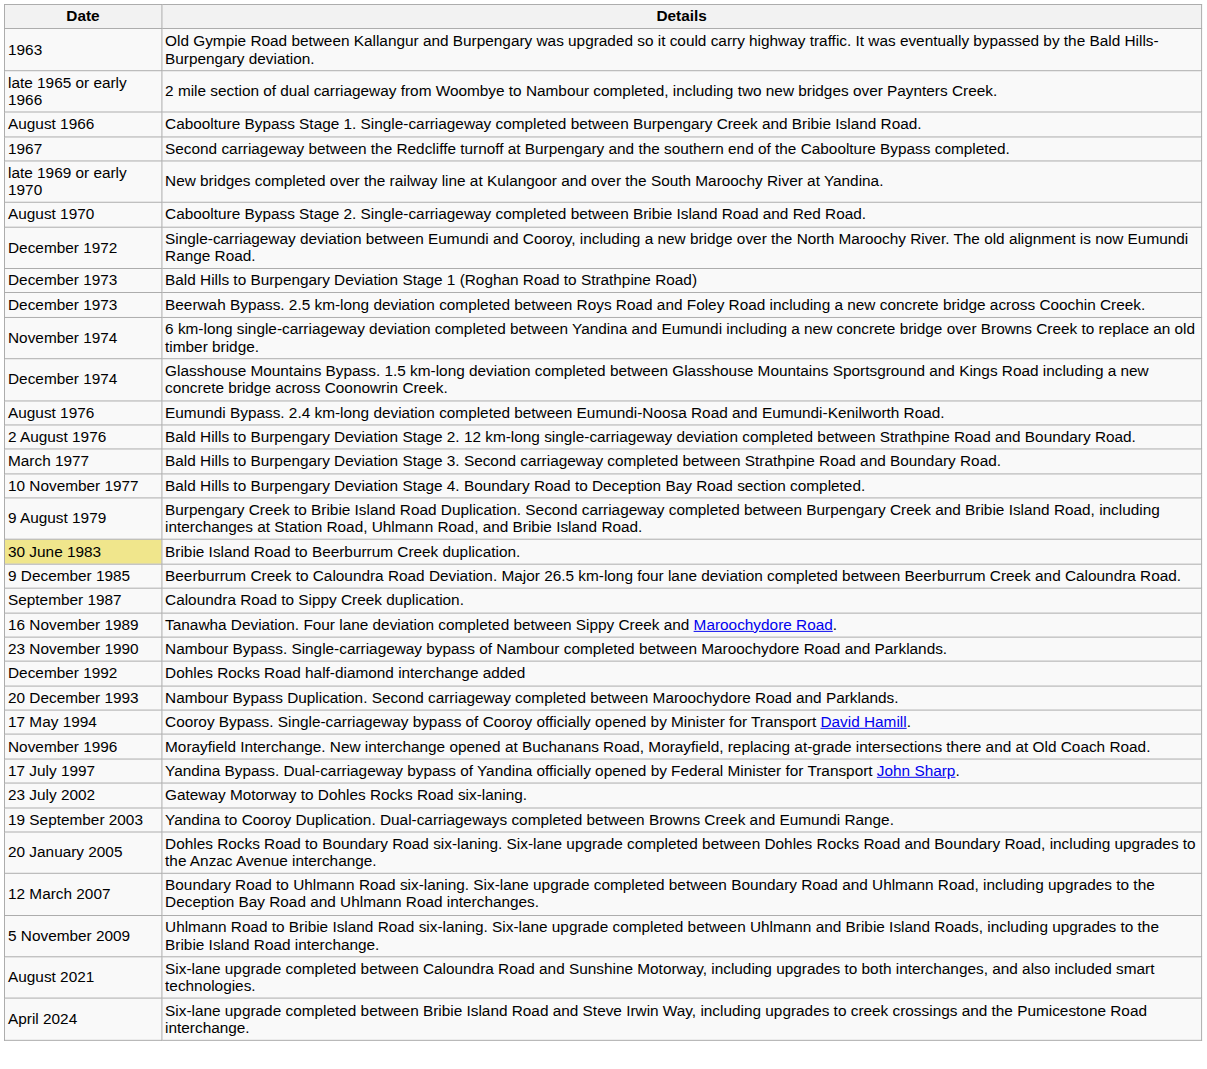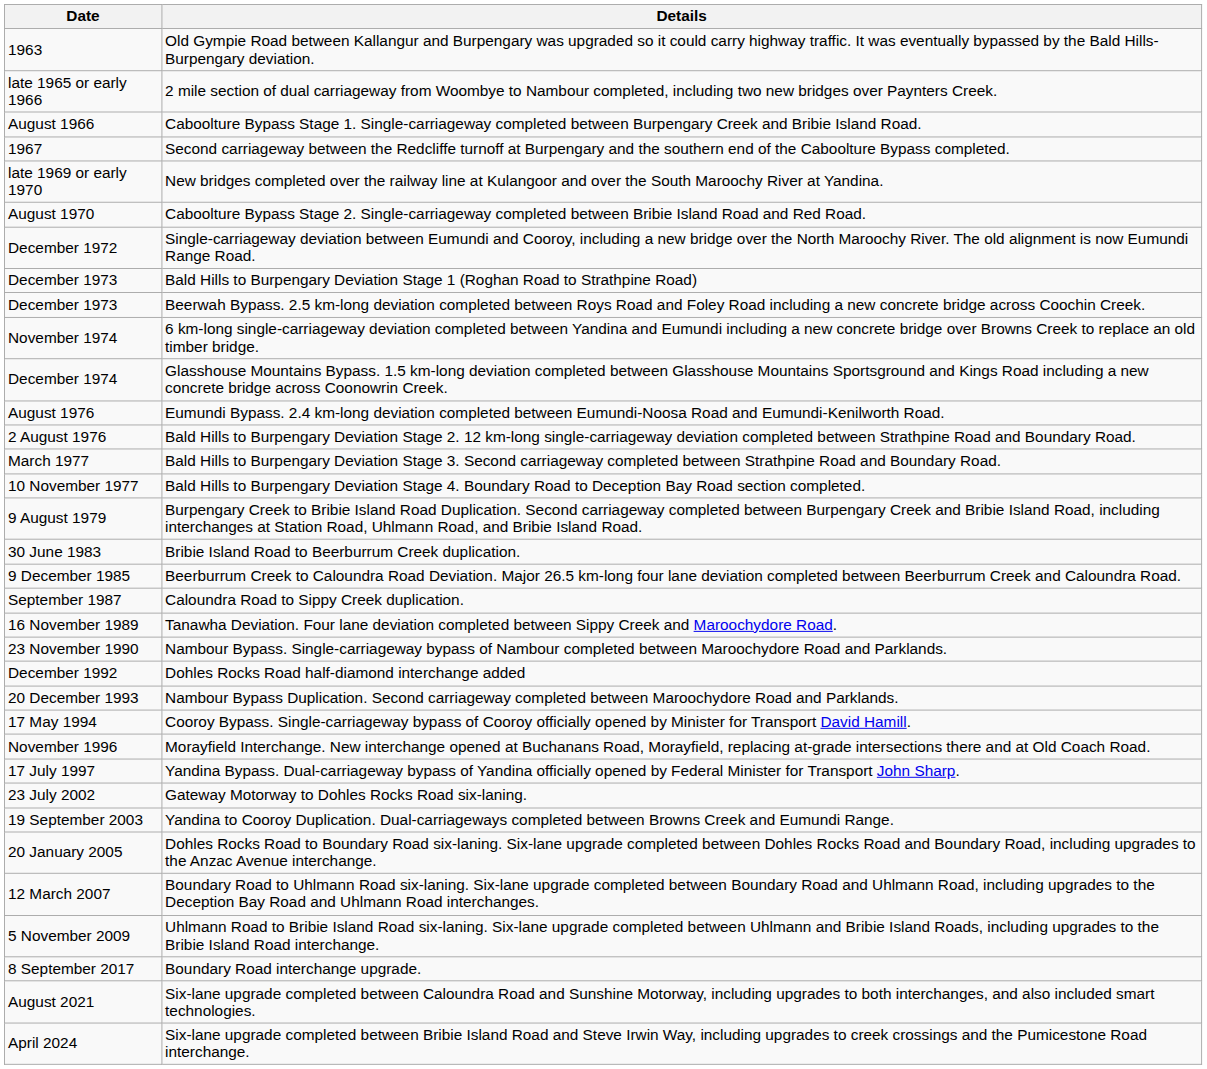(55, 551) khaki background -> (55, 551) no background
+ row: (293, 968)
